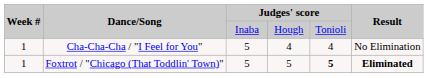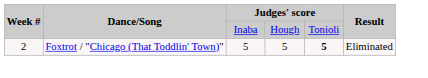- row: (134, 47)
(24, 64) 1 -> (24, 47) 2
(387, 64) bold -> (369, 47) normal
